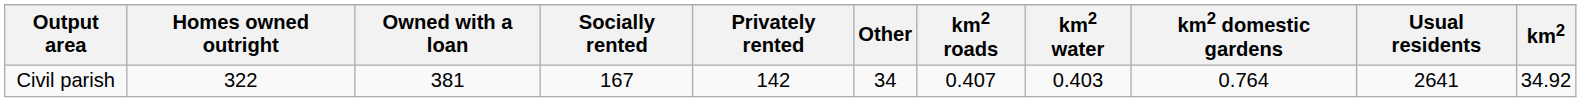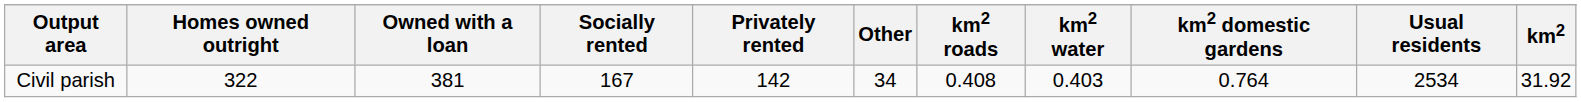(971, 80) 0.407 -> (971, 80) 0.408
(1436, 80) 2641 -> (1436, 80) 2534
(1546, 80) 34.92 -> (1546, 80) 31.92
